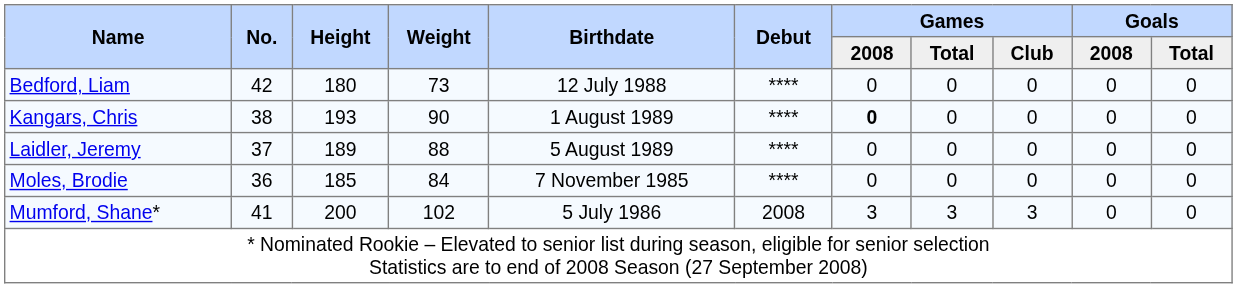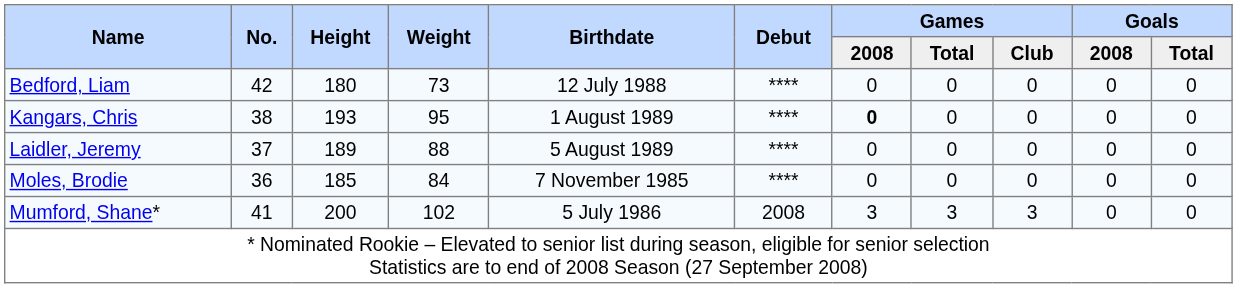(439, 117) 90 -> (439, 117) 95
